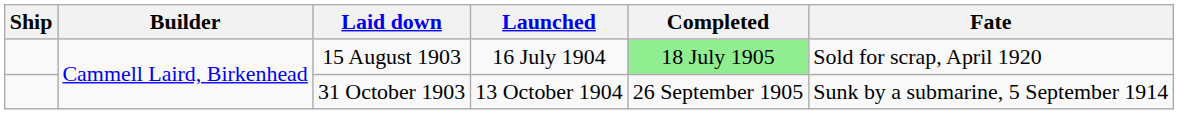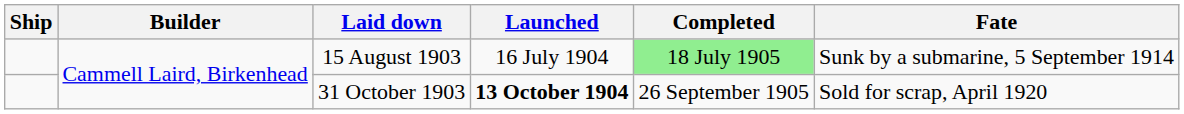(927, 56) Sold for scrap, April 1920 -> (996, 56) Sunk by a submarine, 5 September 1914
(549, 91) normal -> (552, 91) bold
(991, 91) Sunk by a submarine, 5 September 1914 -> (933, 91) Sold for scrap, April 1920
